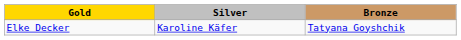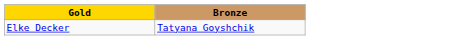- column: (230, 12)
